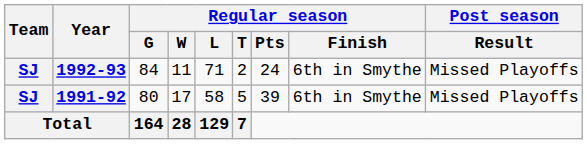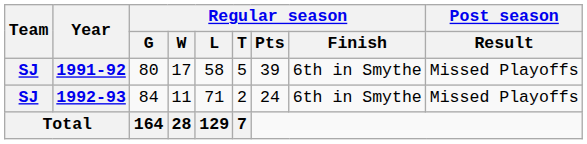rows swapped: (91, 99) <-> (91, 72)
